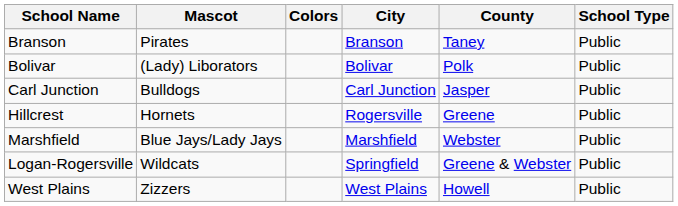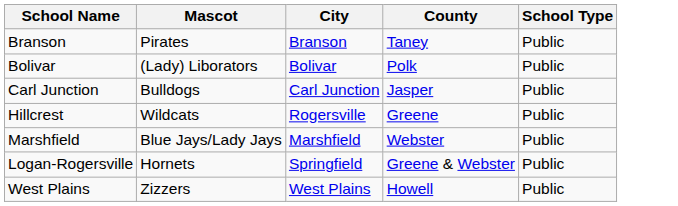- column: (314, 16)
(167, 115) Hornets -> (170, 115) Wildcats
(170, 164) Wildcats -> (167, 164) Hornets
